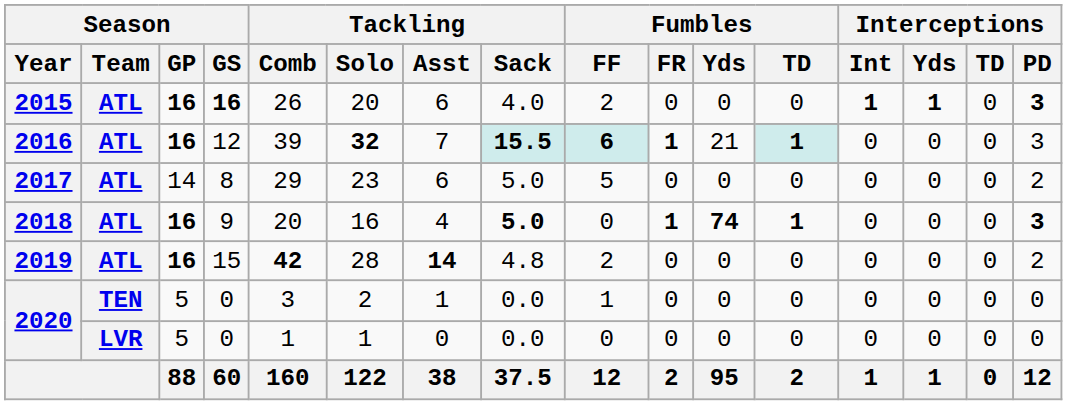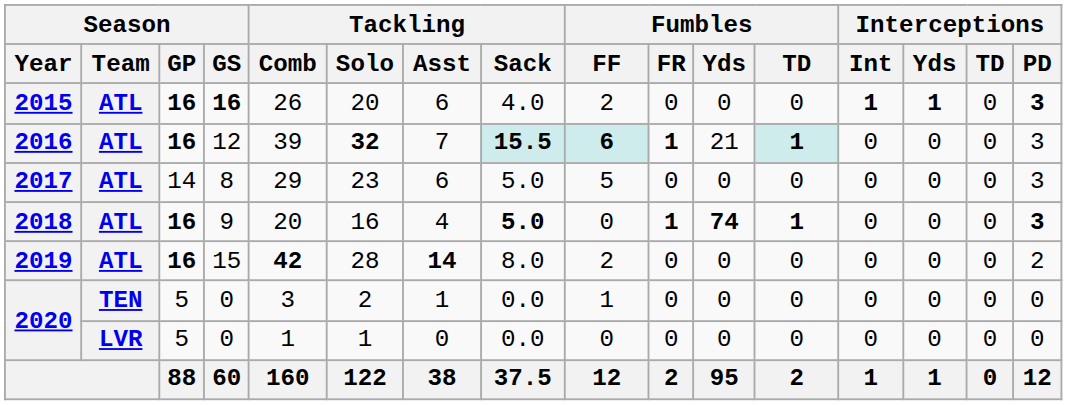(1037, 182) 2 -> (1037, 182) 3
(523, 261) 4.8 -> (523, 261) 8.0
